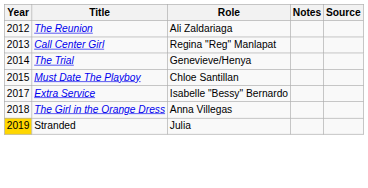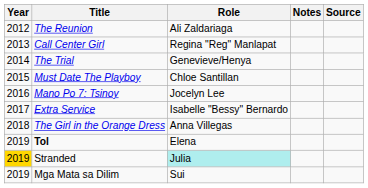+ row: (76, 93)
+ row: (41, 142)
(180, 126) no background -> (180, 158) paleturquoise background
+ row: (77, 175)
